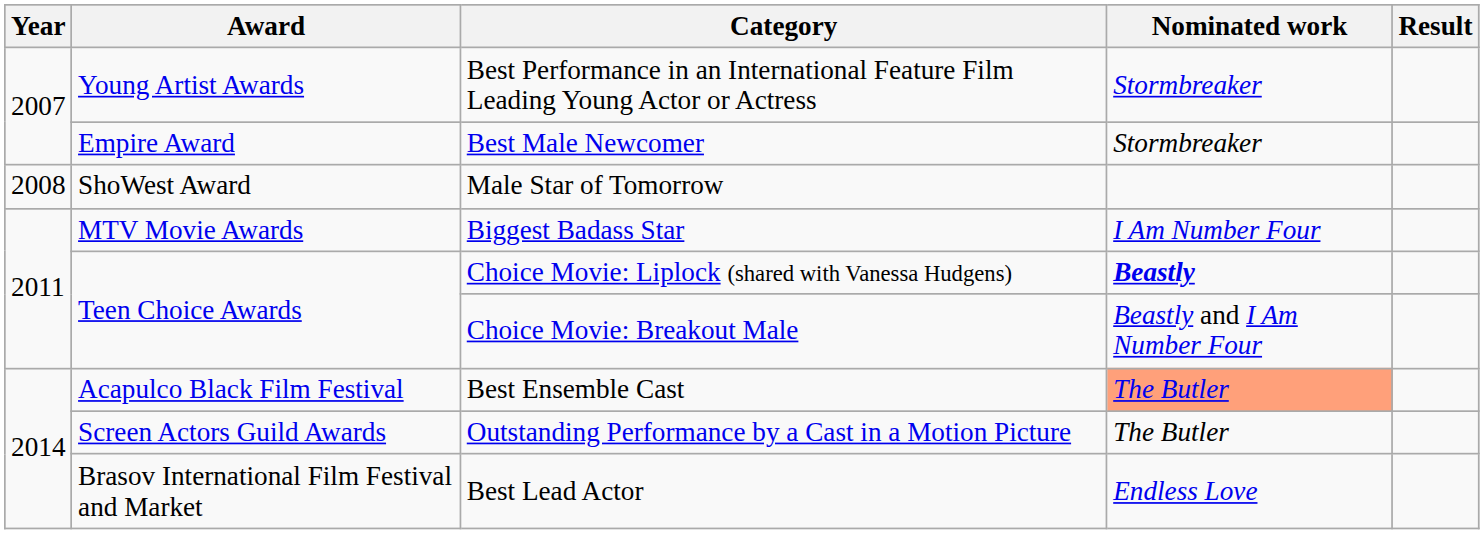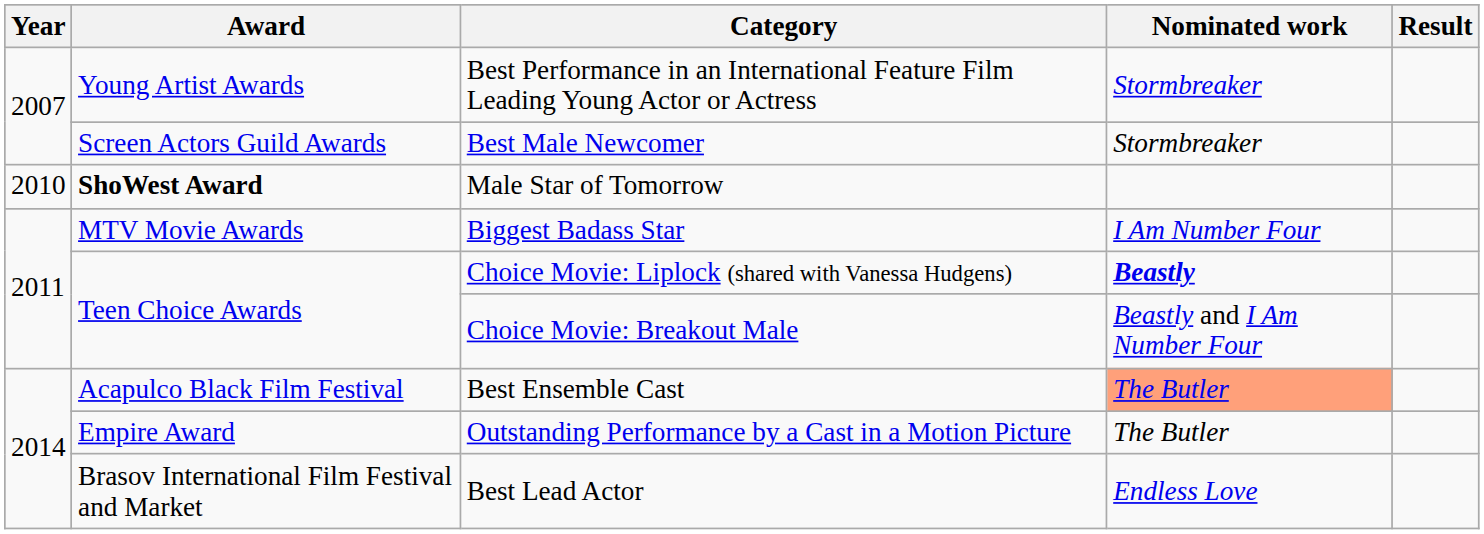(156, 142) Empire Award -> (232, 142) Screen Actors Guild Awards
(38, 186) 2008 -> (38, 186) 2010
(164, 186) normal -> (170, 186) bold
(232, 432) Screen Actors Guild Awards -> (156, 432) Empire Award
